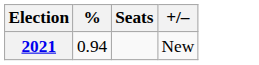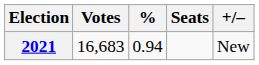+ column: (101, 18)
